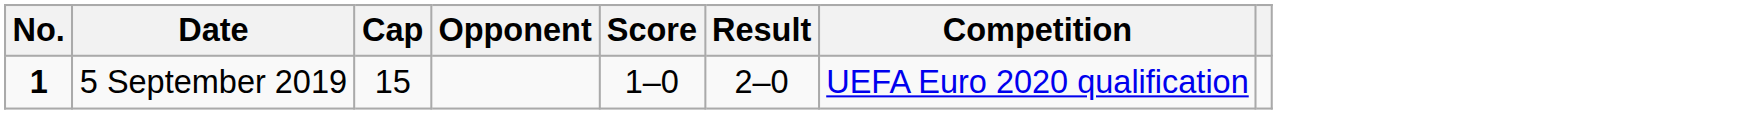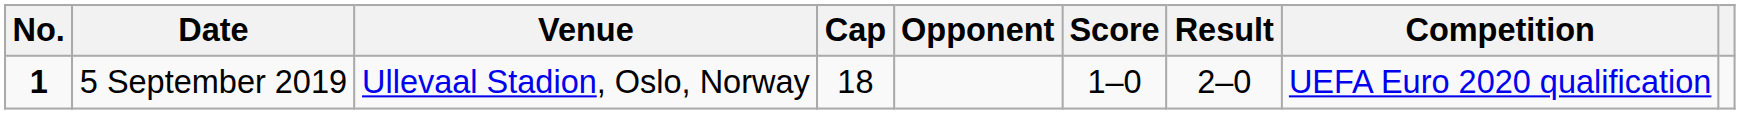+ column: (586, 30)
(393, 81) 15 -> (855, 81) 18
